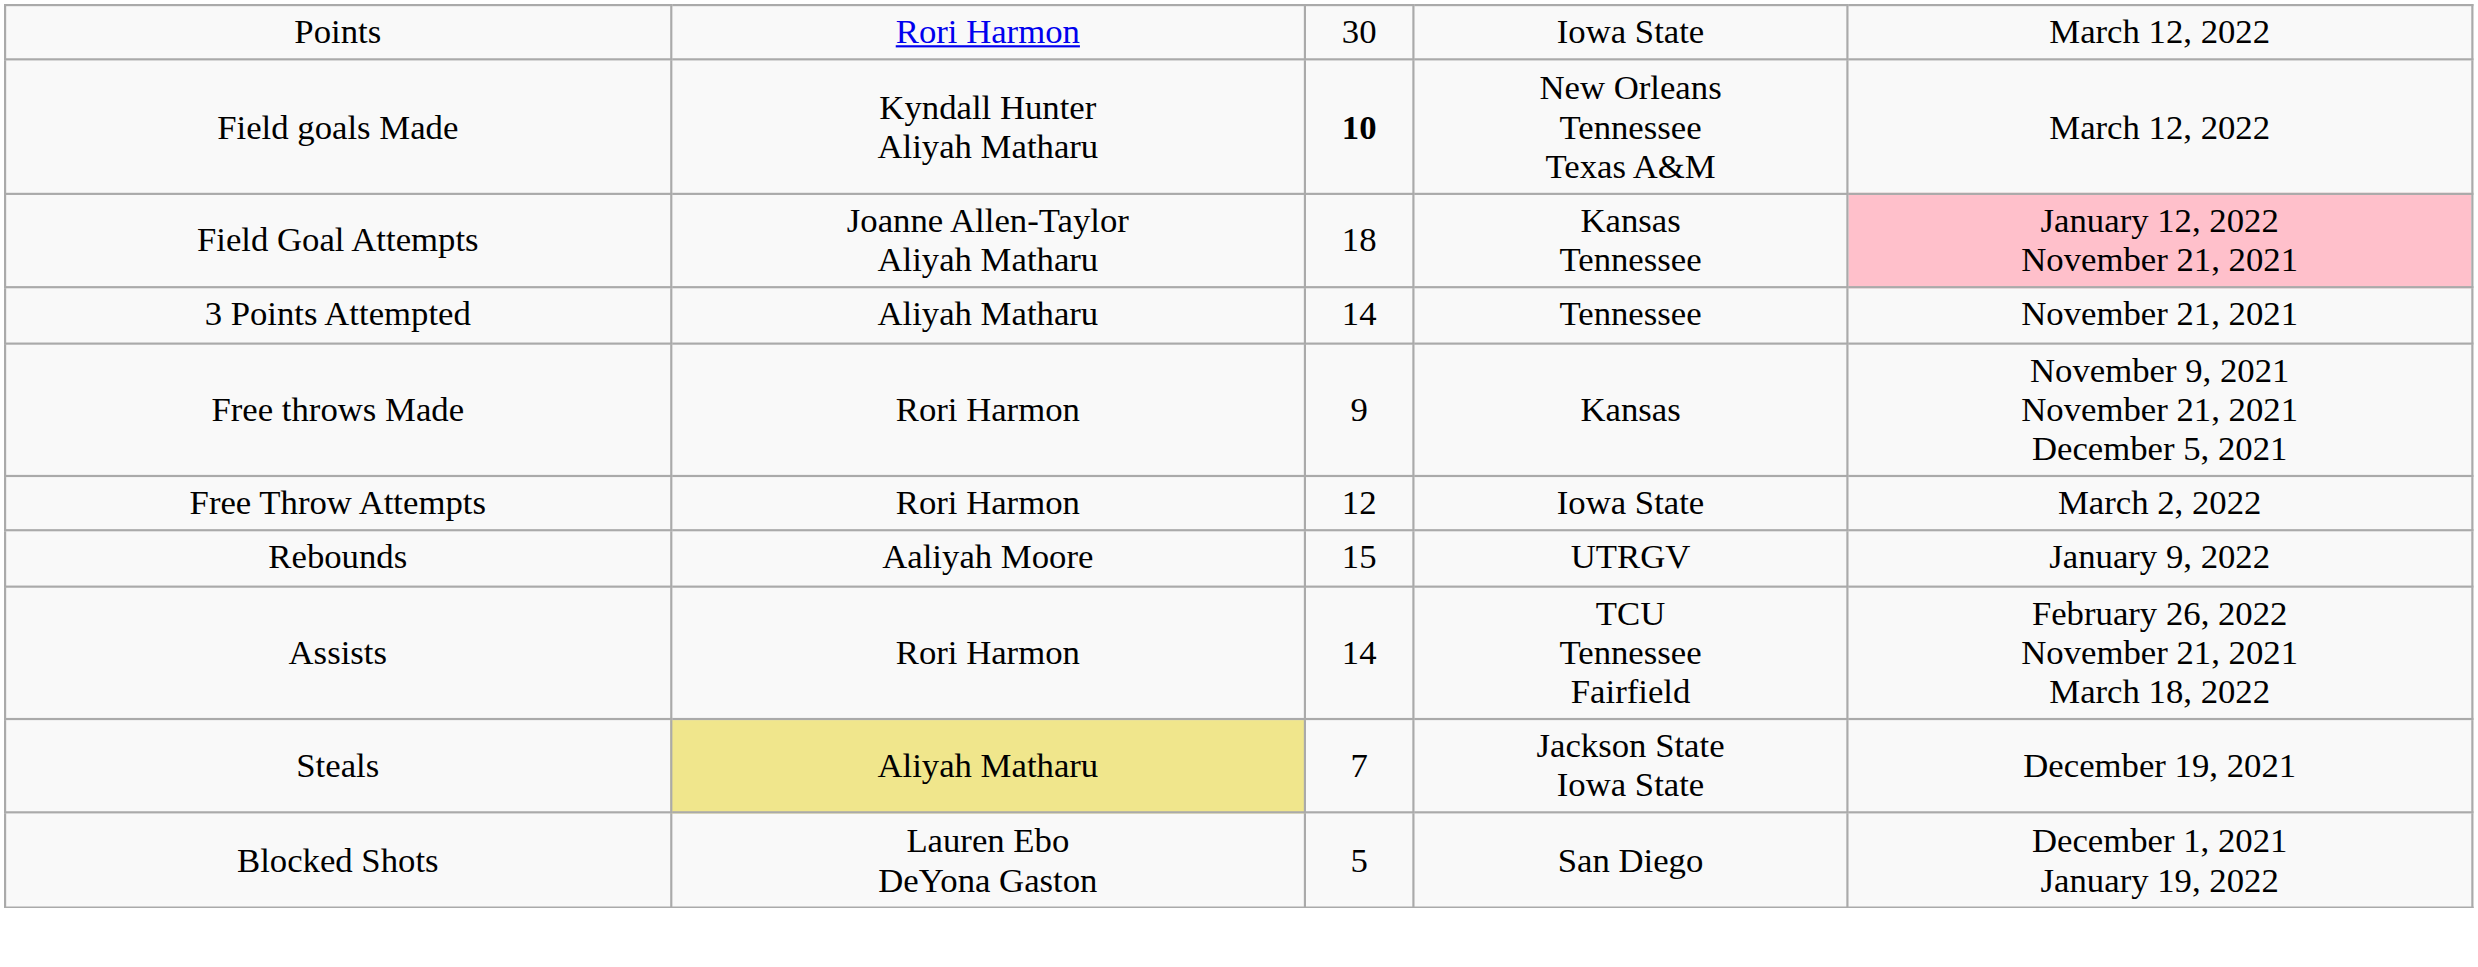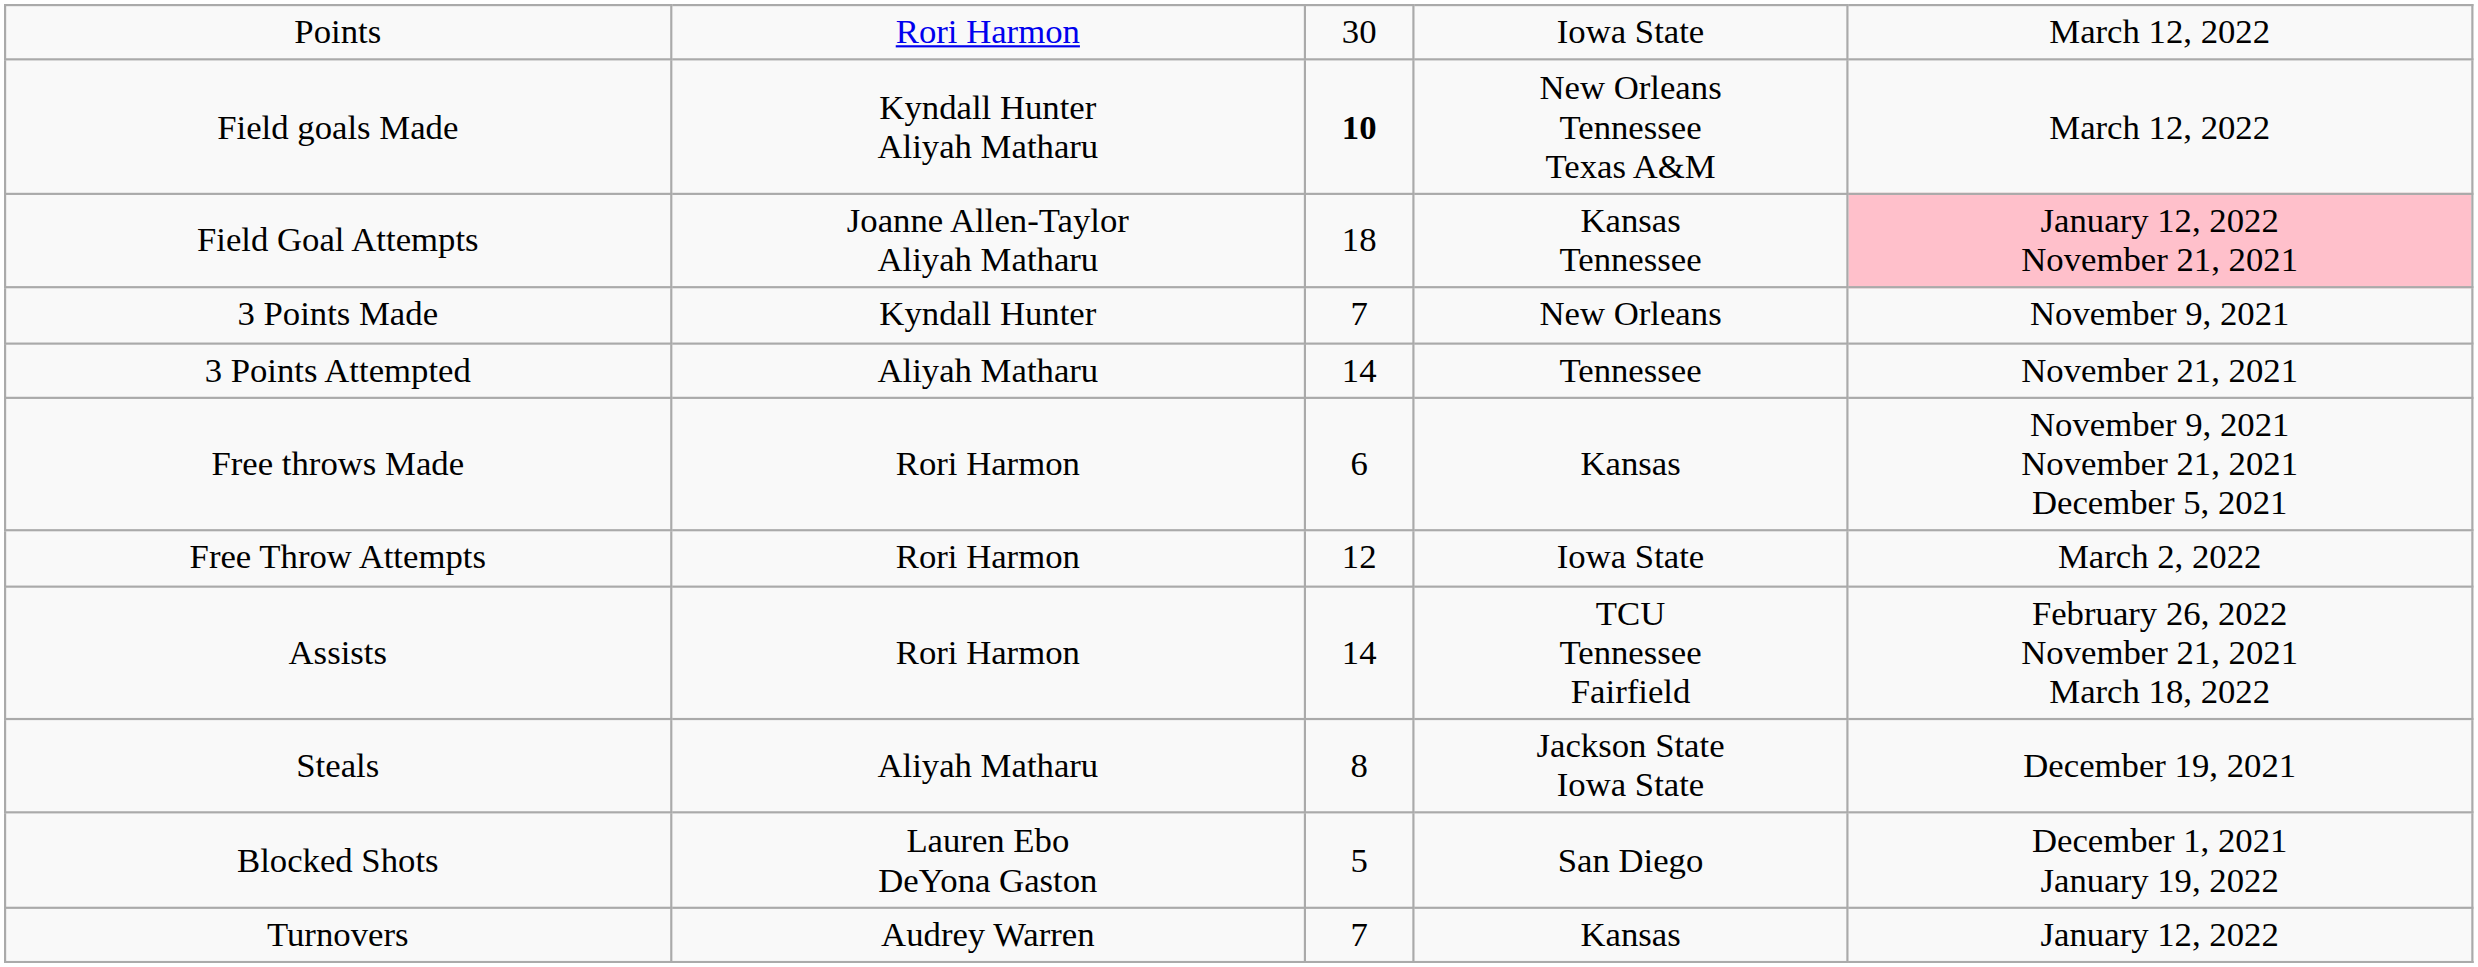+ row: (338, 314)
(1359, 408) 9 -> (1359, 463) 6
- row: (338, 557)
(988, 765) khaki background -> (988, 765) no background
(1359, 765) 7 -> (1359, 765) 8
+ row: (338, 934)
